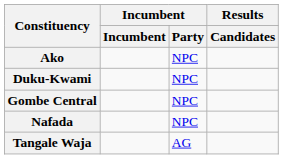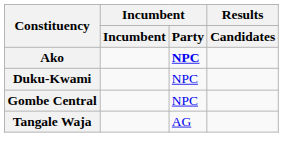(185, 57) normal -> (186, 57) bold
- row: (52, 121)
